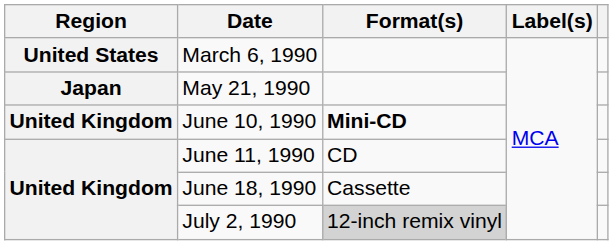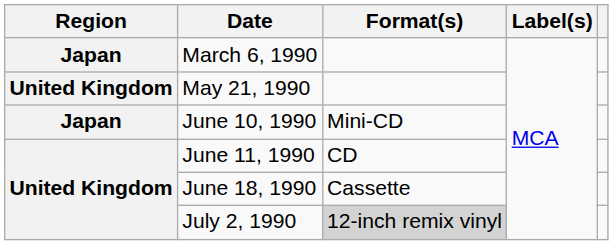(91, 54) United States -> (91, 54) Japan
(91, 88) Japan -> (91, 88) United Kingdom
(91, 121) United Kingdom -> (91, 121) Japan
(367, 121) bold -> (365, 121) normal
